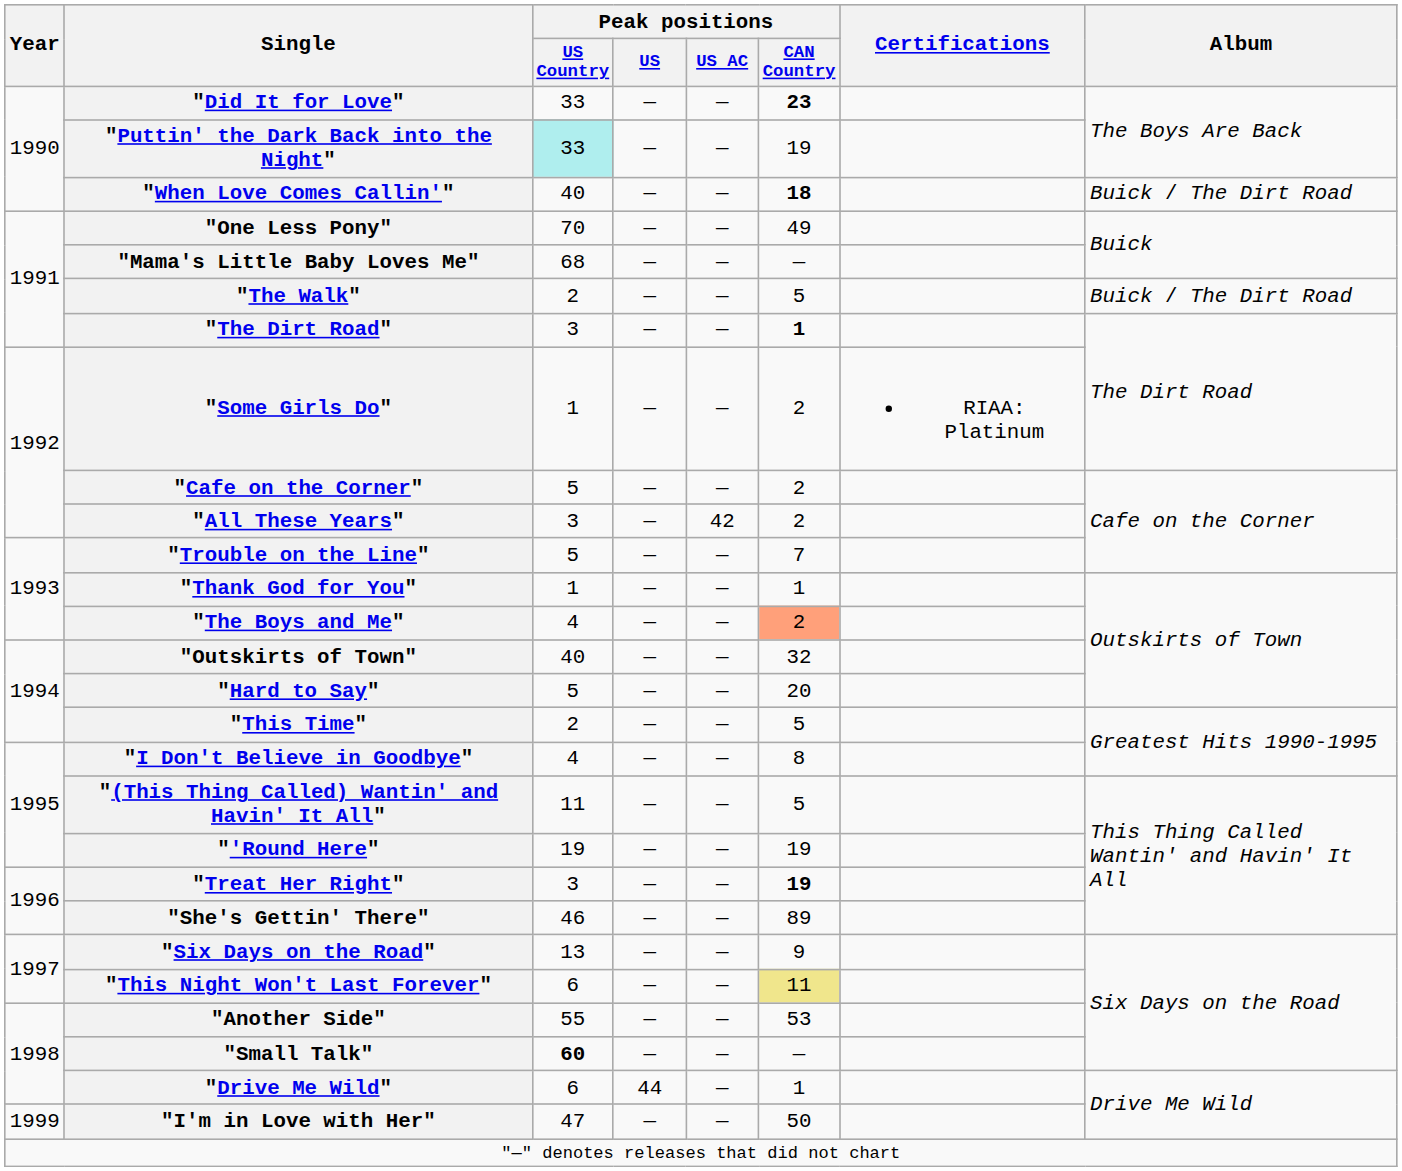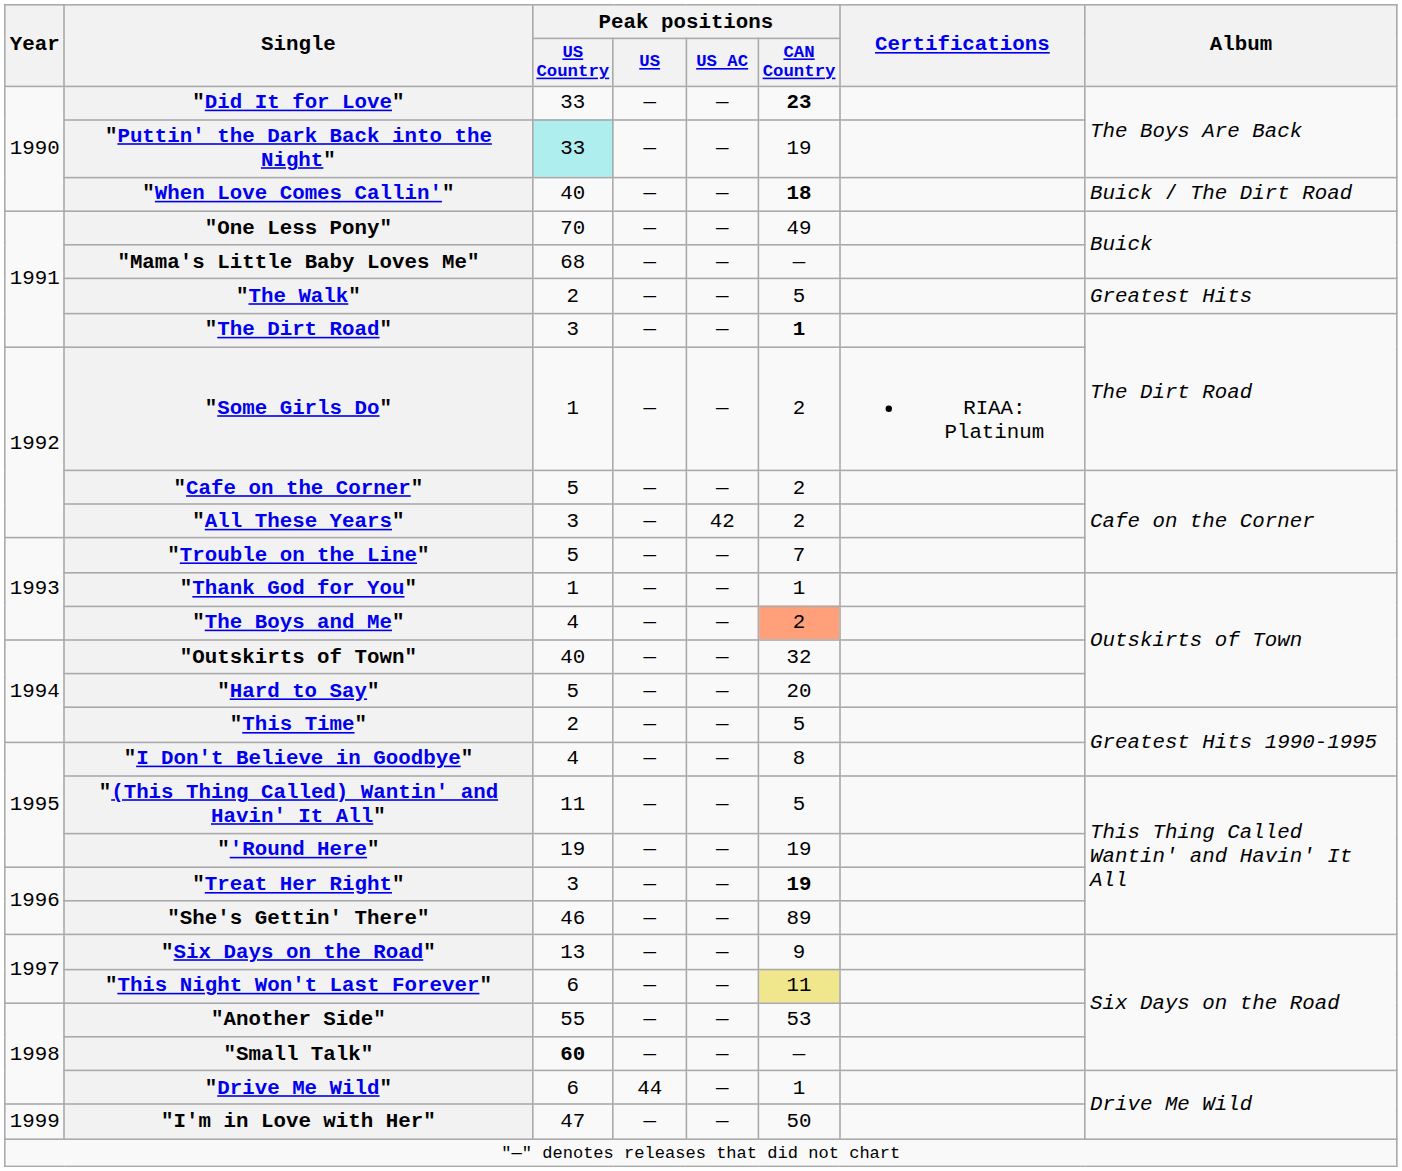(1221, 296) Buick / The Dirt Road -> (1171, 296) Greatest Hits
